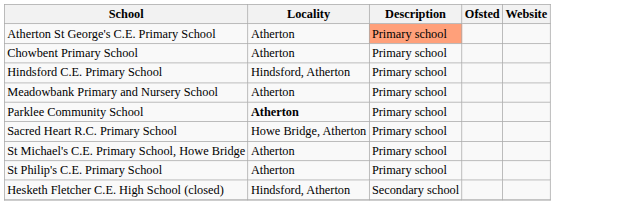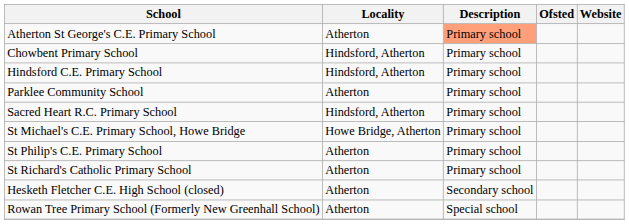(273, 53) Atherton -> (375, 53) Hindsford, Atherton
- row: (113, 92)
(275, 111) bold -> (347, 92) normal
(309, 131) Howe Bridge, Atherton -> (375, 111) Hindsford, Atherton
(273, 151) Atherton -> (383, 131) Howe Bridge, Atherton
+ row: (99, 170)
(301, 190) Hindsford, Atherton -> (347, 190) Atherton
+ row: (163, 209)
